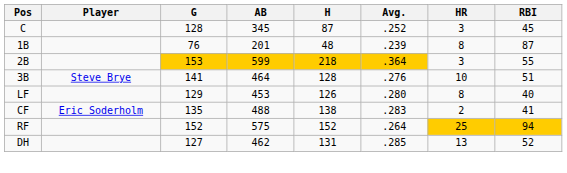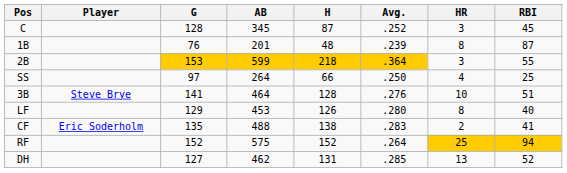+ row: (23, 78)
